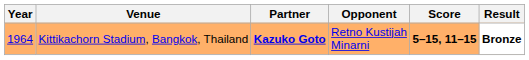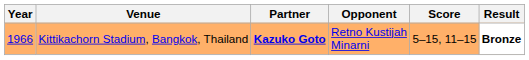(20, 39) 1964 -> (20, 39) 1966
(444, 39) bold -> (444, 39) normal
